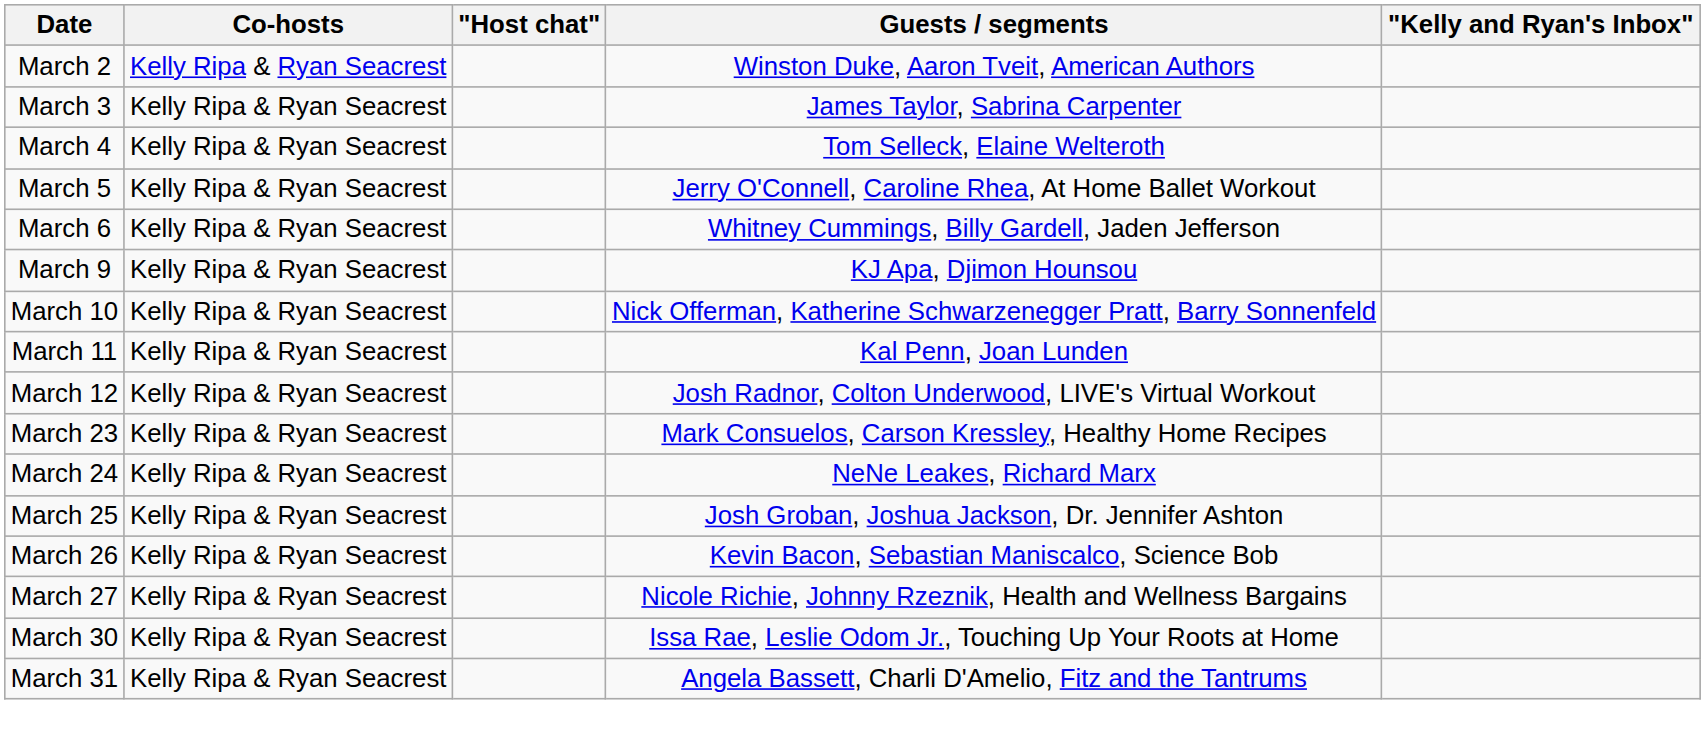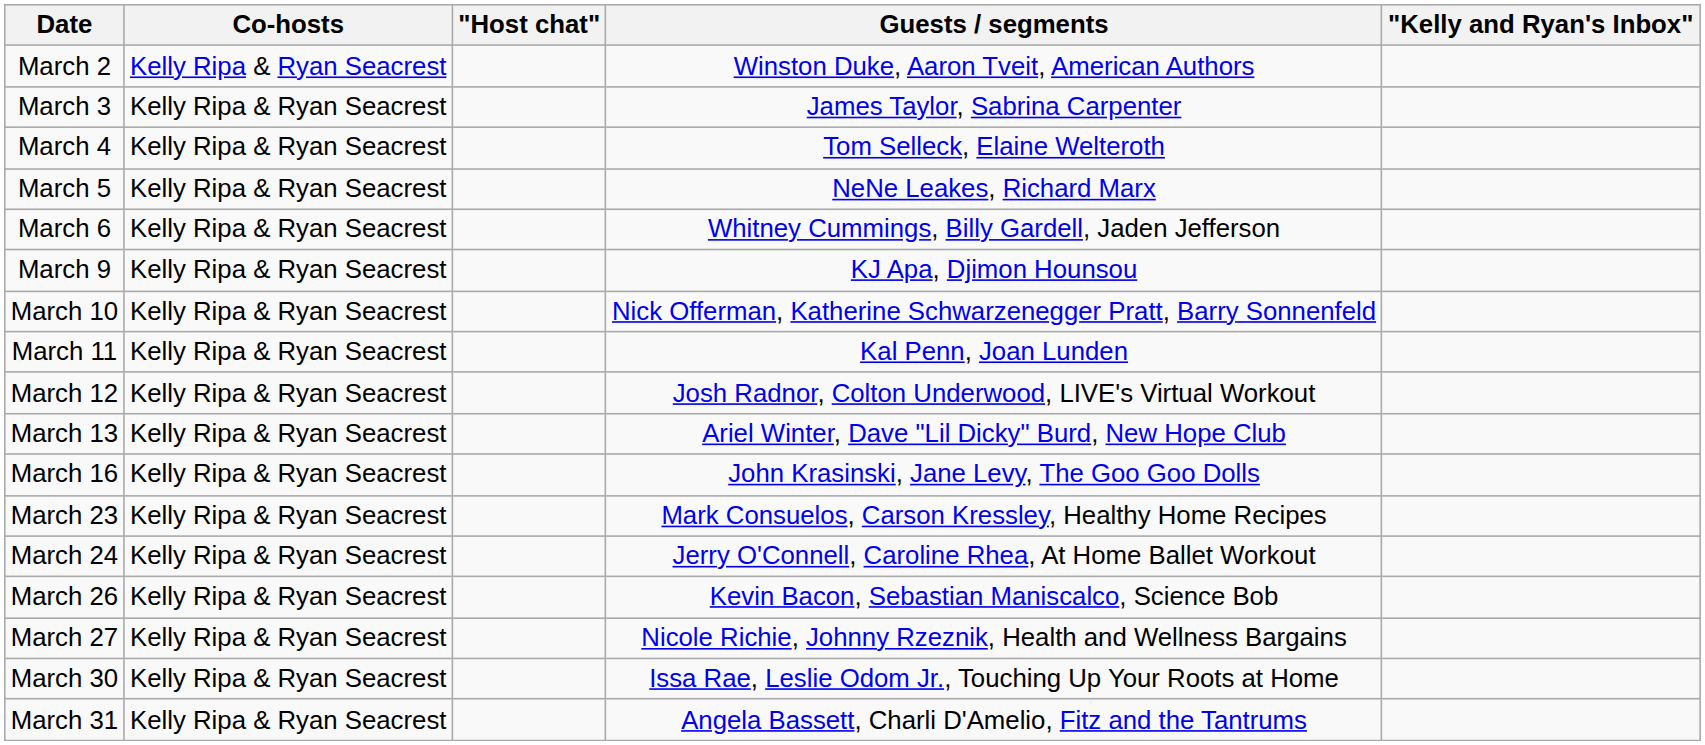(994, 188) Jerry O'Connell, Caroline Rhea, At Home Ballet Workout -> (994, 188) NeNe Leakes, Richard Marx
+ row: (64, 433)
+ row: (64, 474)
(994, 474) NeNe Leakes, Richard Marx -> (994, 556) Jerry O'Connell, Caroline Rhea, At Home Ballet Workout
- row: (64, 515)
